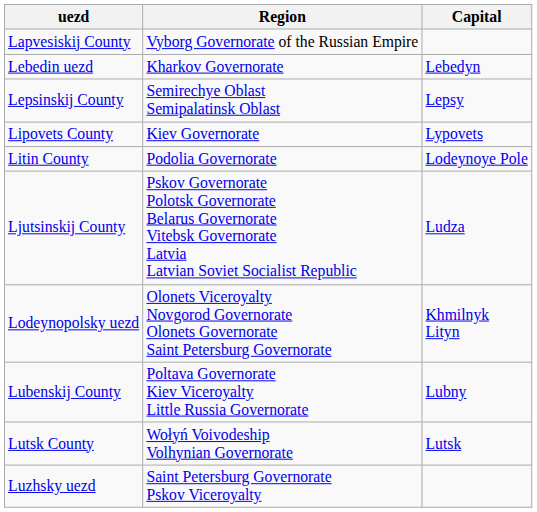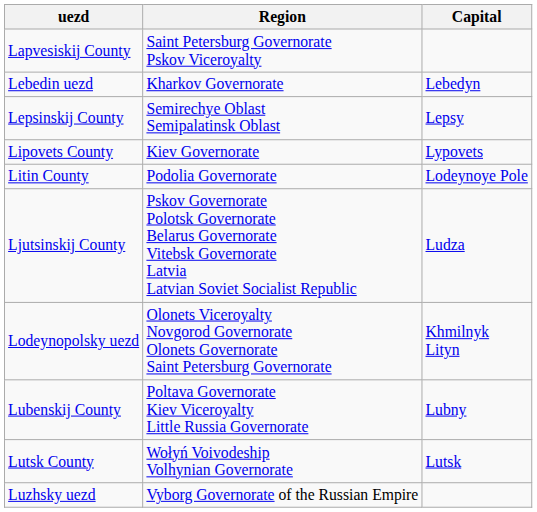(282, 41) Vyborg Governorate of the Russian Empire -> (239, 50) Saint Petersburg Governorate Pskov Viceroyalty
(239, 486) Saint Petersburg Governorate Pskov Viceroyalty -> (282, 494) Vyborg Governorate of the Russian Empire
